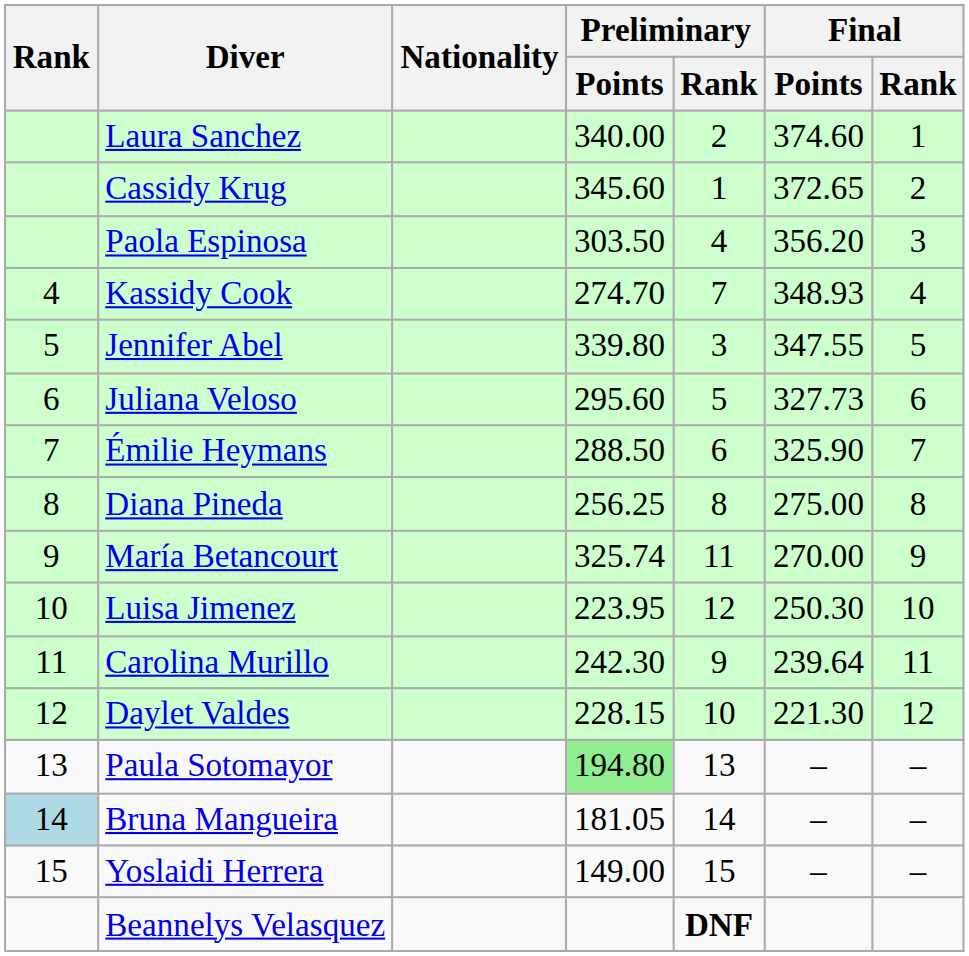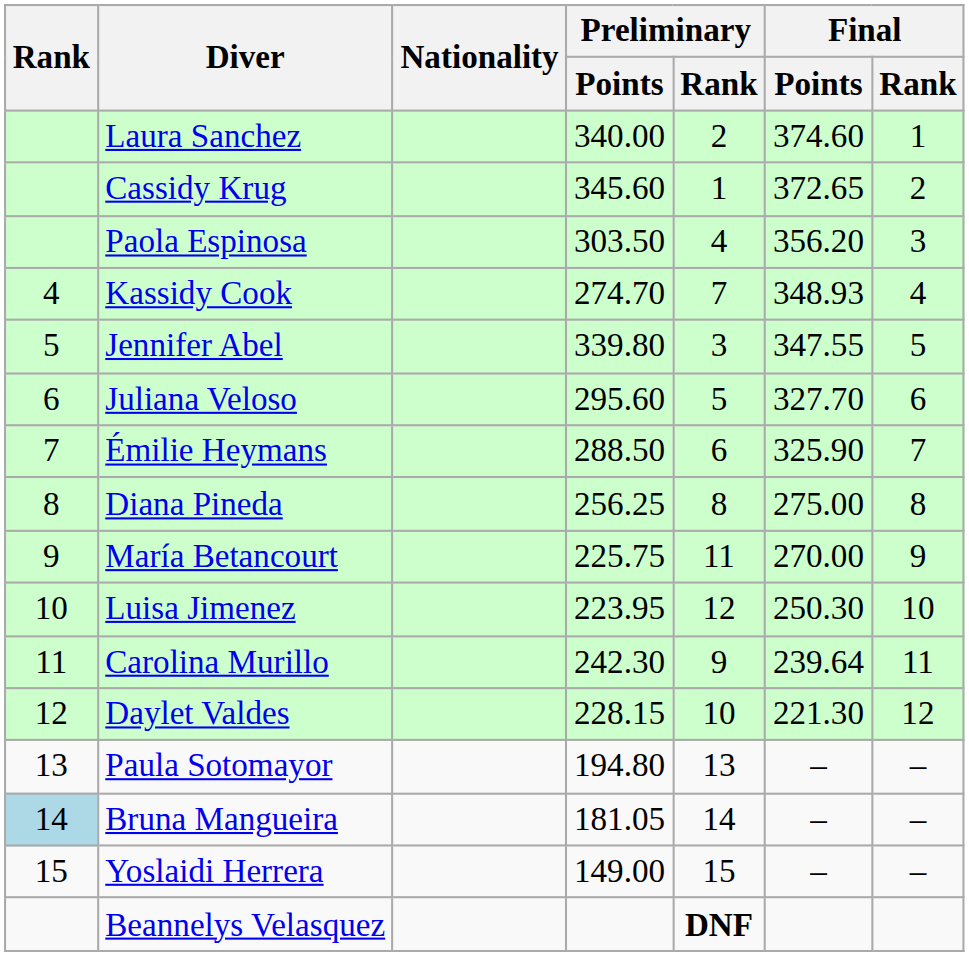(818, 398) 327.73 -> (818, 398) 327.70
(620, 556) 325.74 -> (620, 556) 225.75
(620, 766) lightgreen background -> (620, 766) no background
